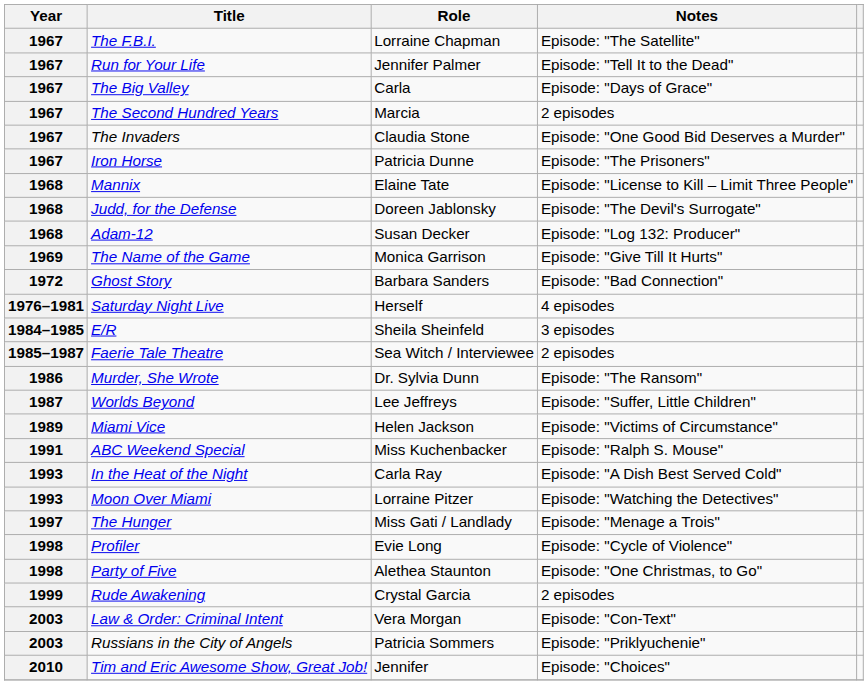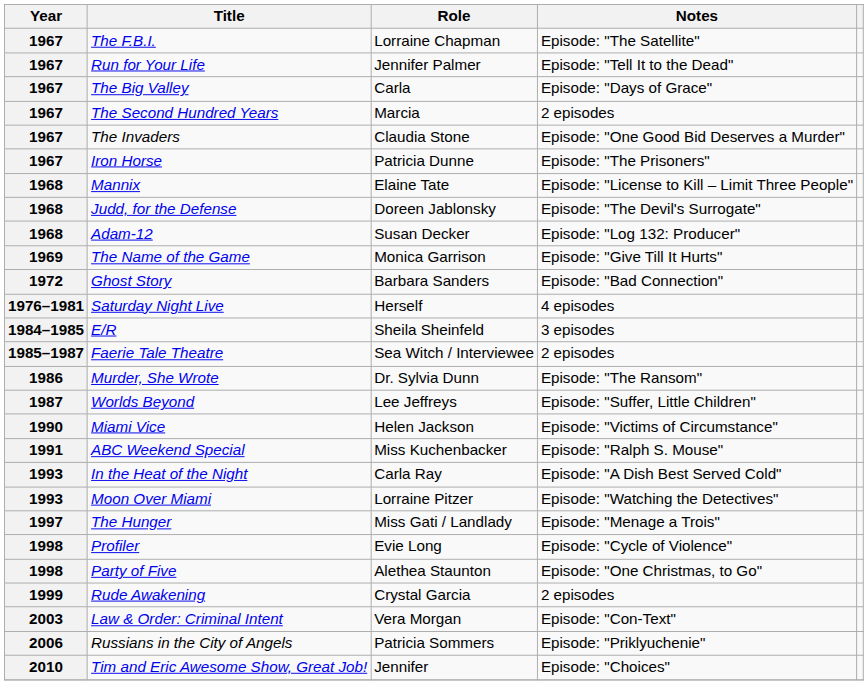(46, 426) 1989 -> (46, 426) 1990
(46, 643) 2003 -> (46, 643) 2006
